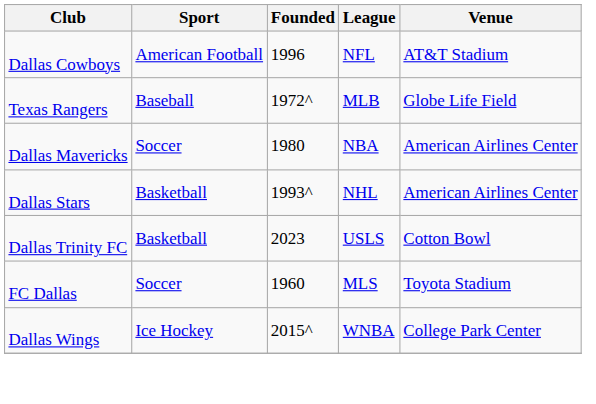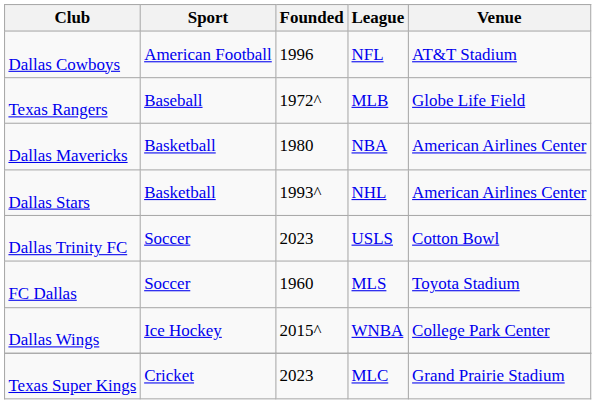(158, 146) Soccer -> (180, 146) Basketball
(171, 238) Basketball -> (167, 238) Soccer
+ row: (72, 385)
